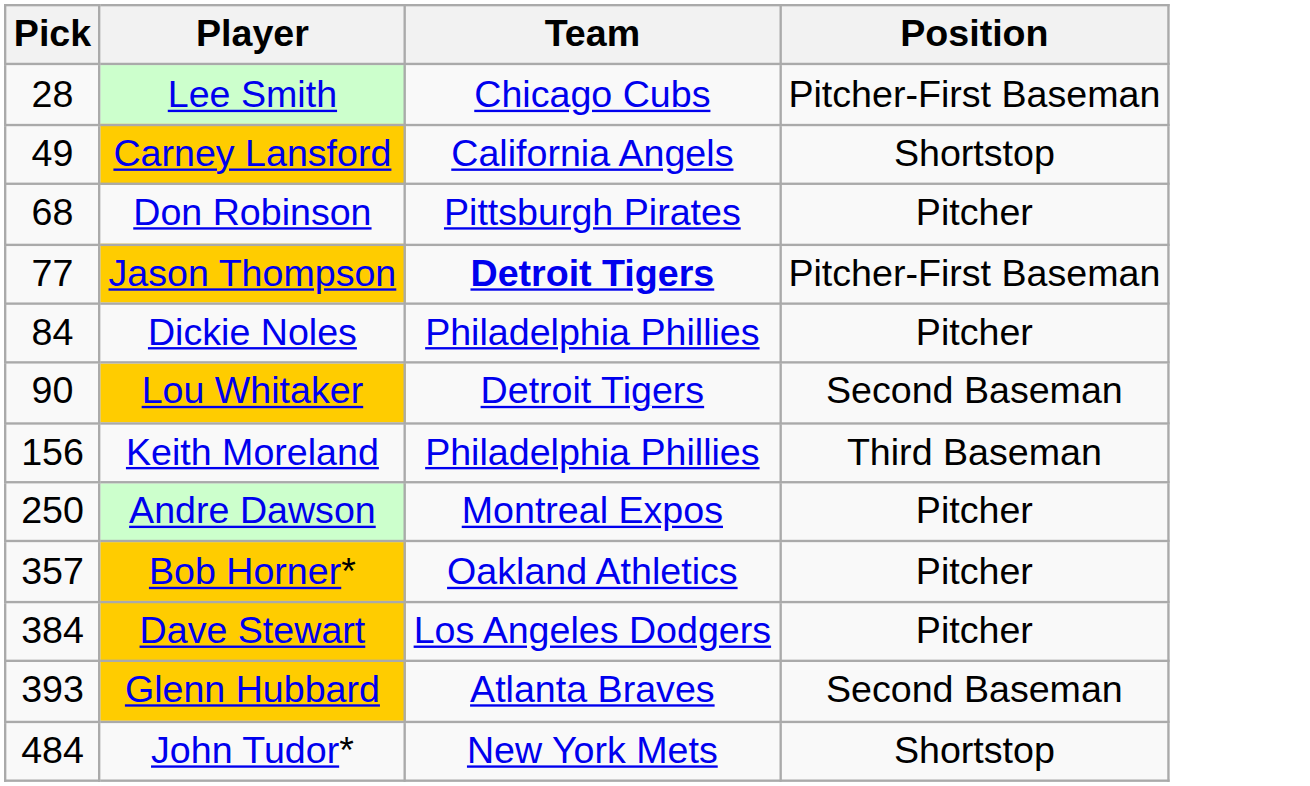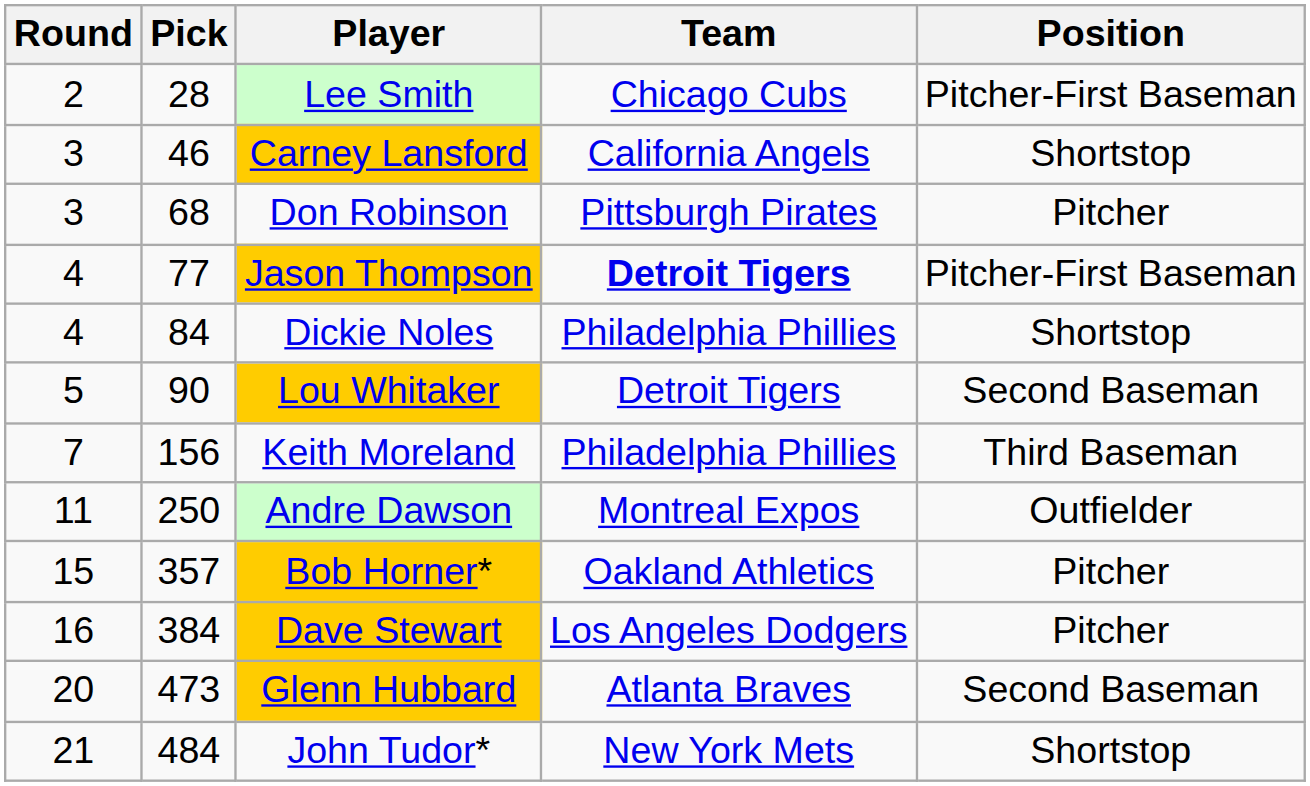+ column: (73, 34)
(53, 153) 49 -> (189, 153) 46
(974, 332) Pitcher -> (1111, 332) Shortstop
(974, 511) Pitcher -> (1111, 511) Outfielder
(53, 690) 393 -> (189, 690) 473
